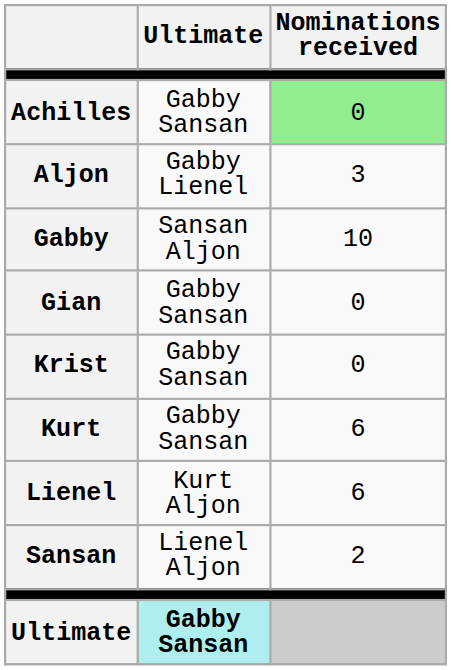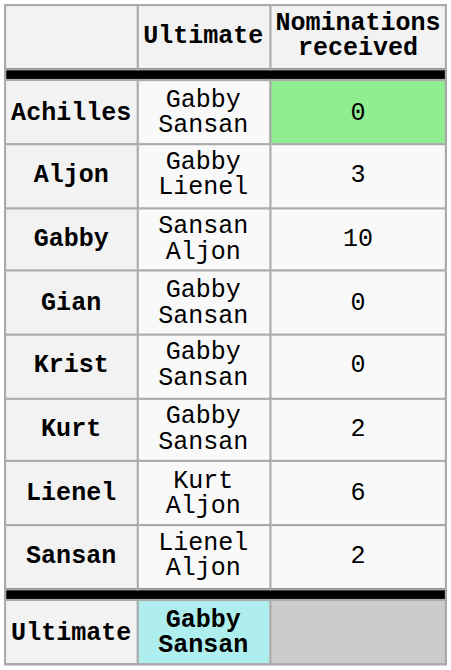(358, 429) 6 -> (358, 429) 2
